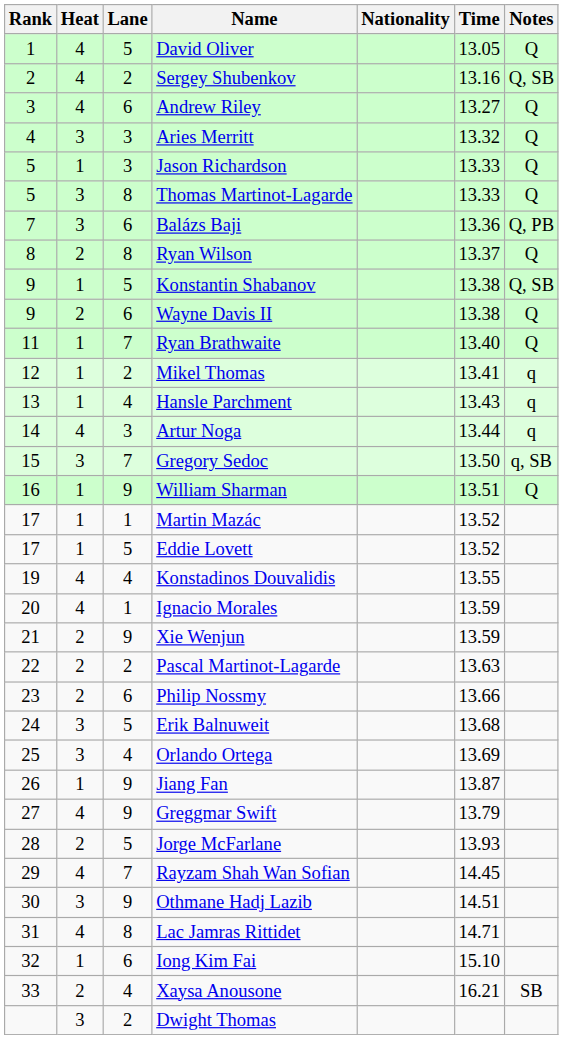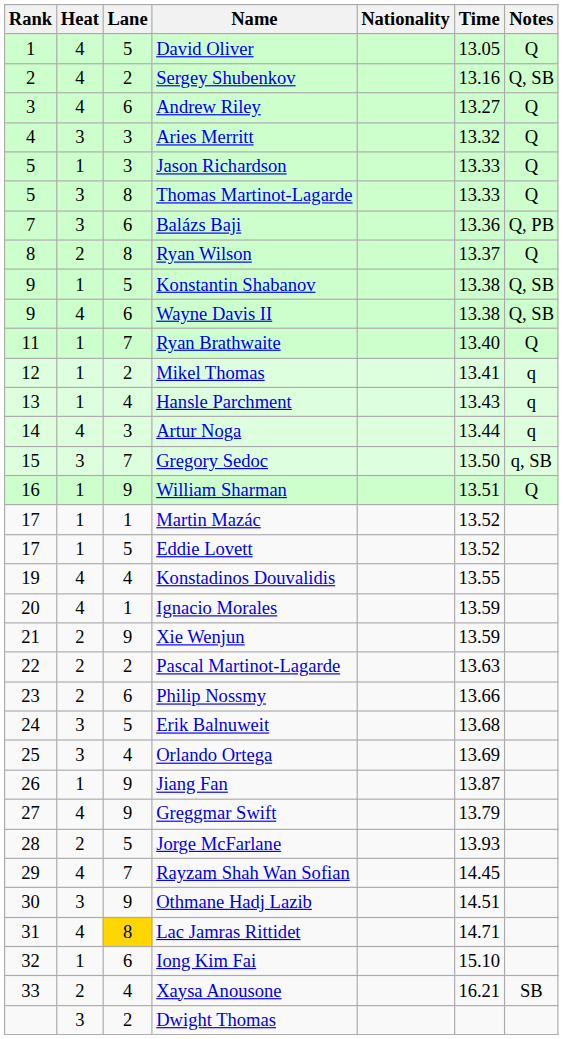(80, 313) 2 -> (80, 313) 4
(531, 313) Q -> (531, 313) Q, SB
(128, 931) no background -> (128, 931) gold background
